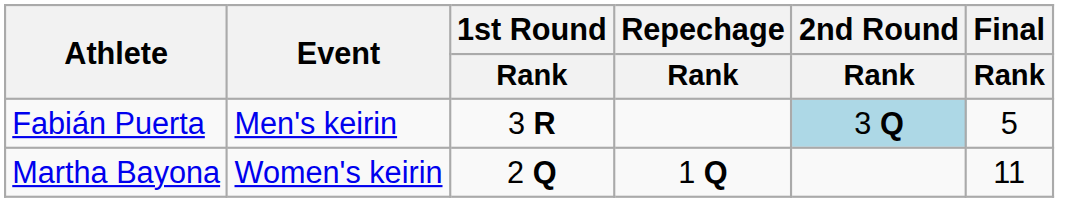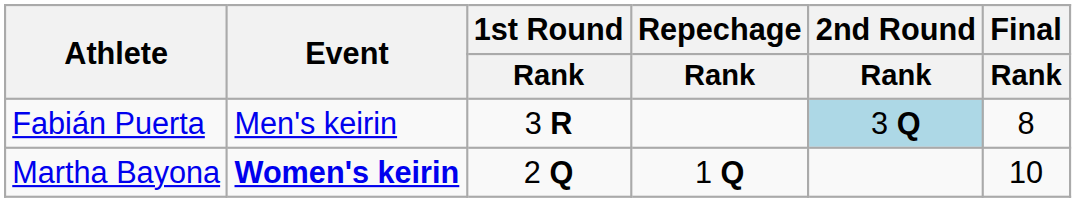(1009, 124) 5 -> (1026, 124) 8
(339, 172) normal -> (347, 172) bold
(1009, 172) 11 -> (1026, 172) 10
